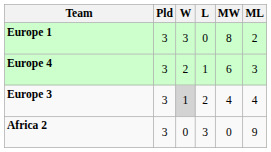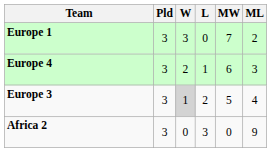(229, 38) 8 -> (229, 38) 7
(229, 100) 4 -> (229, 100) 5
